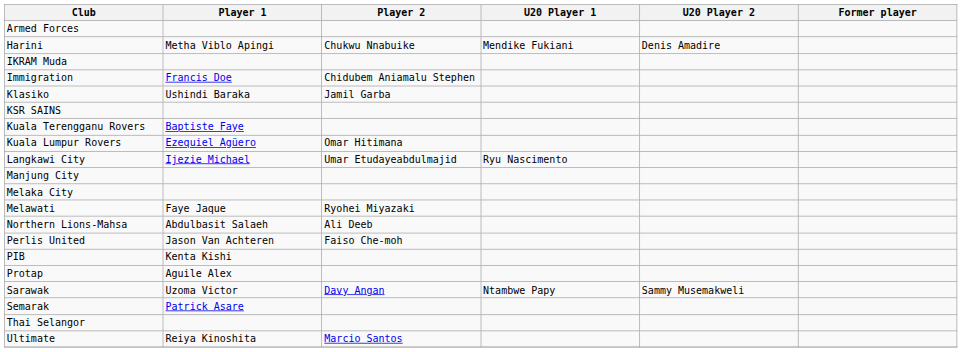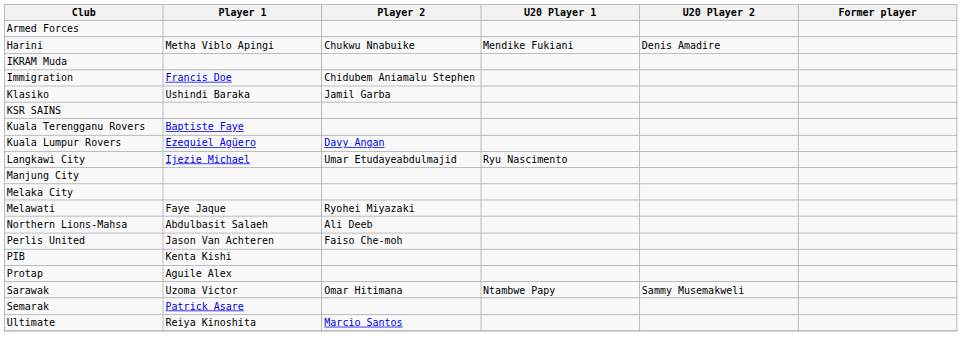(363, 143) Omar Hitimana -> (354, 143) Davy Angan
(354, 290) Davy Angan -> (363, 290) Omar Hitimana
- row: (46, 323)
